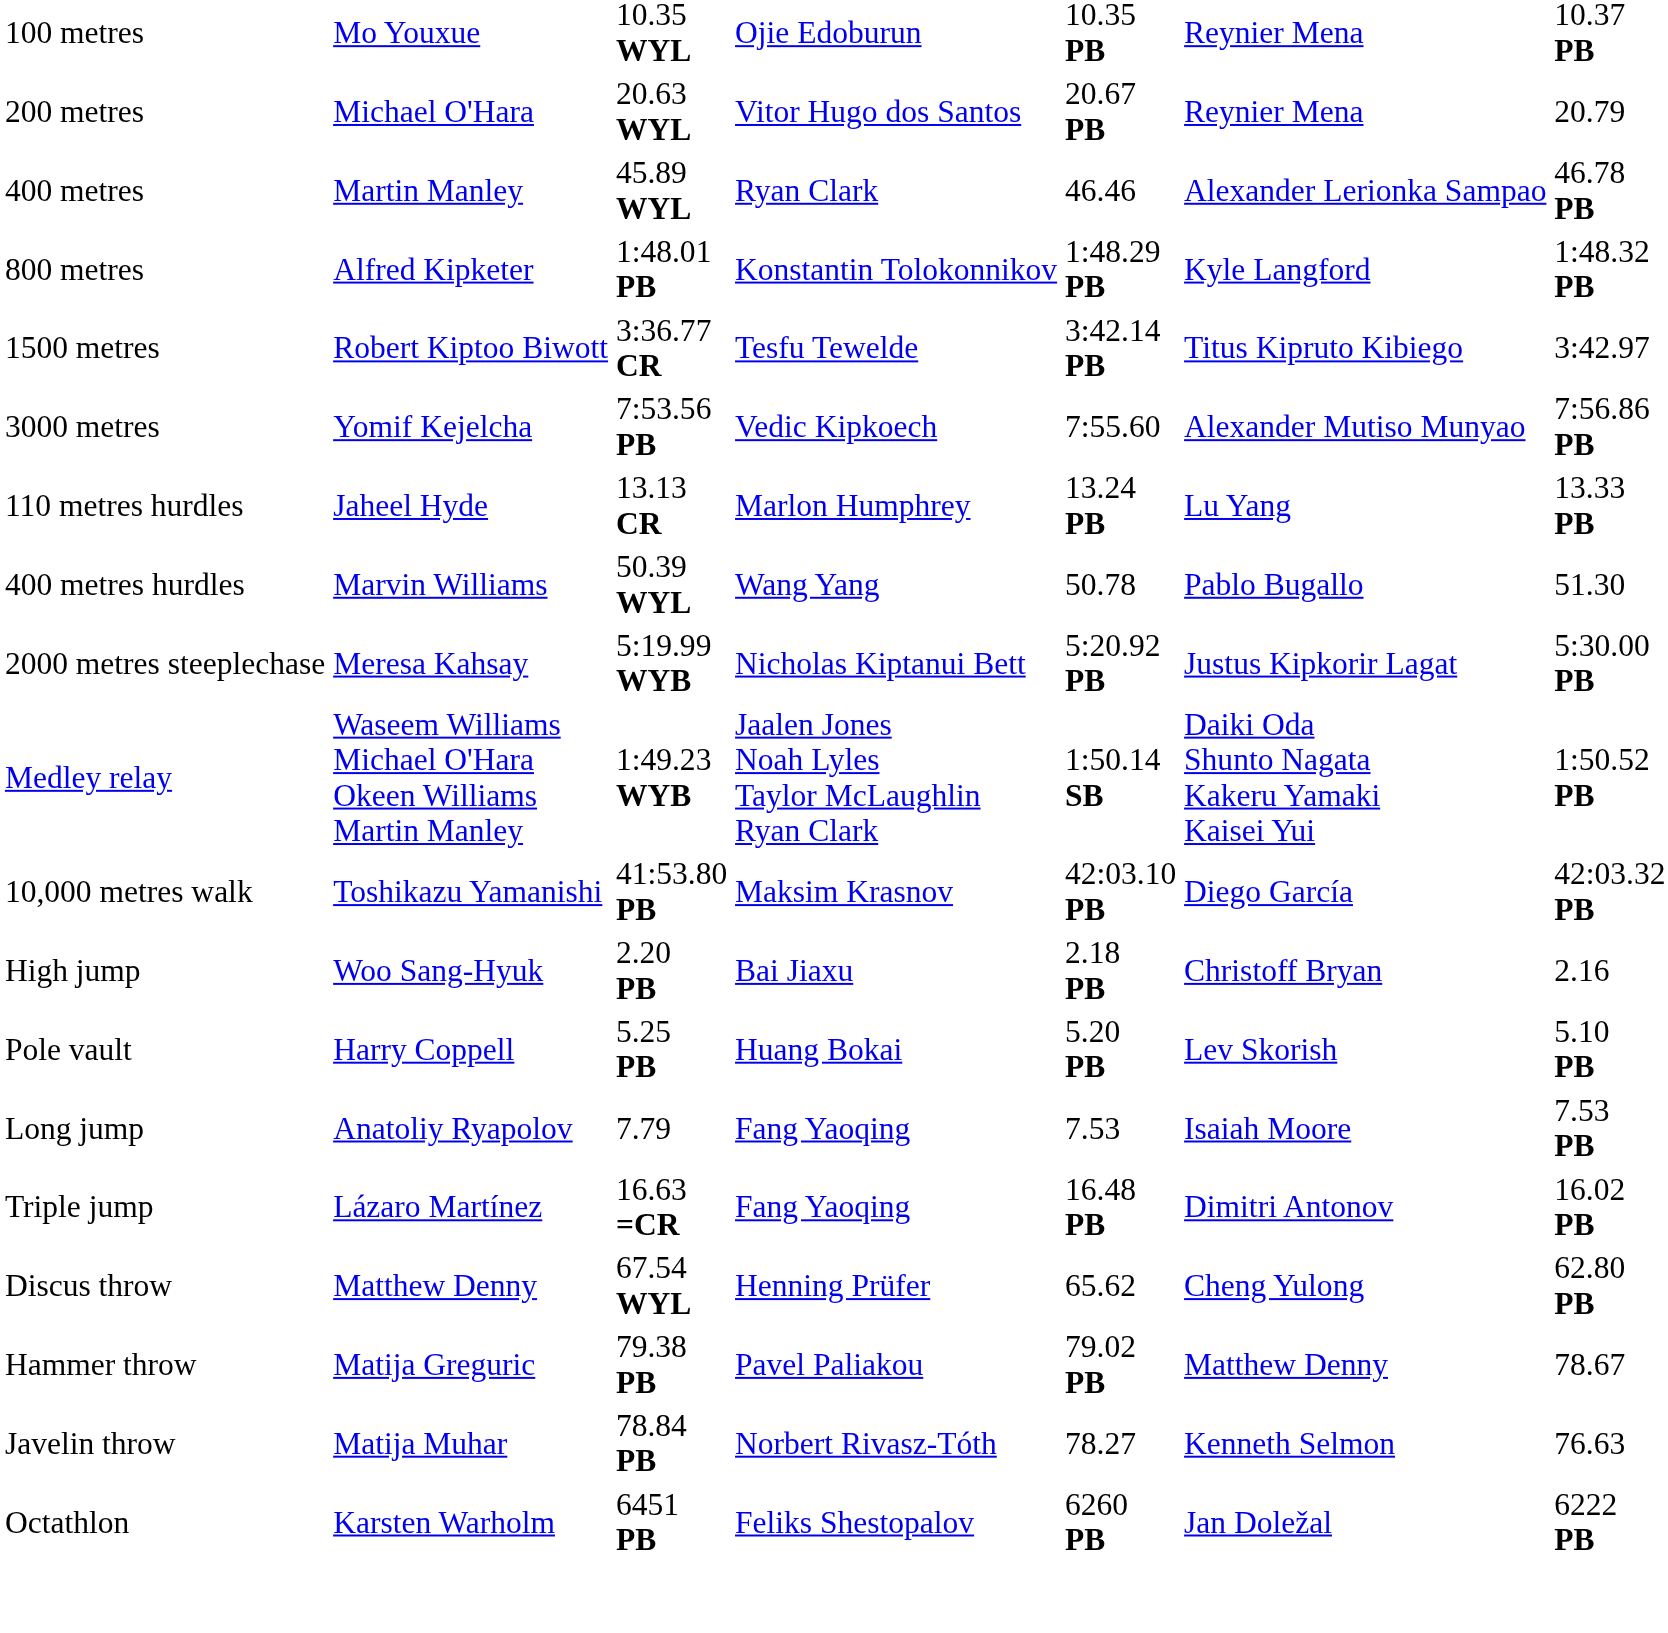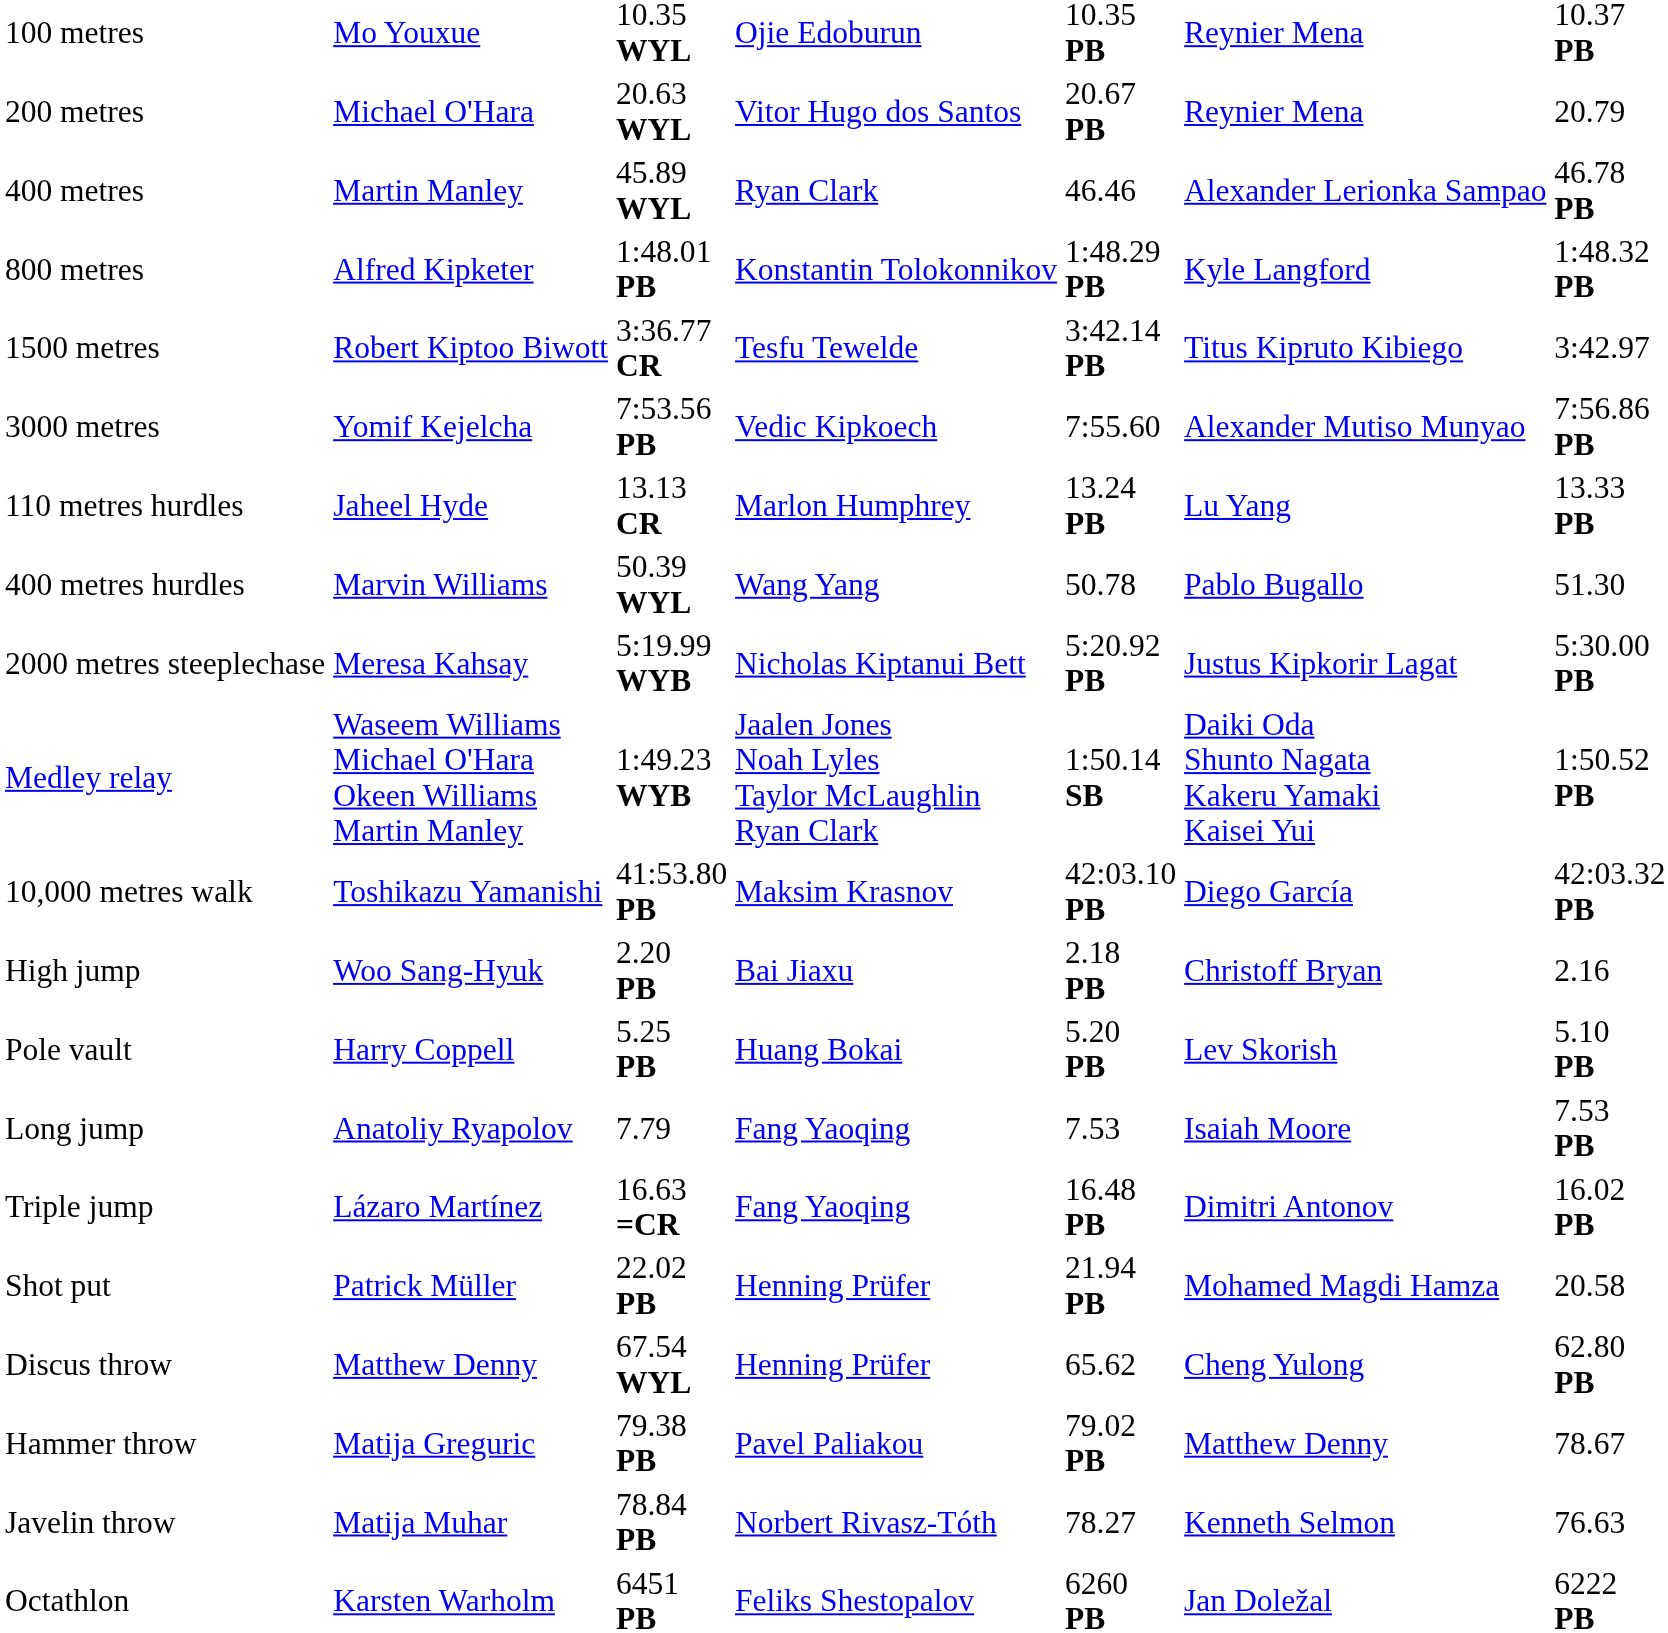+ row: (58, 1285)
